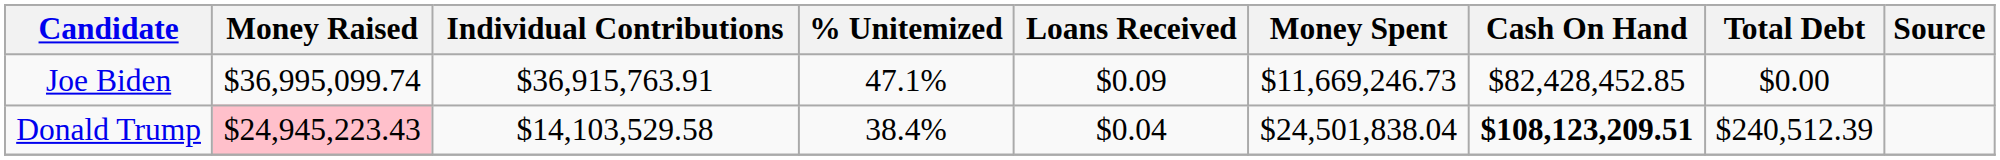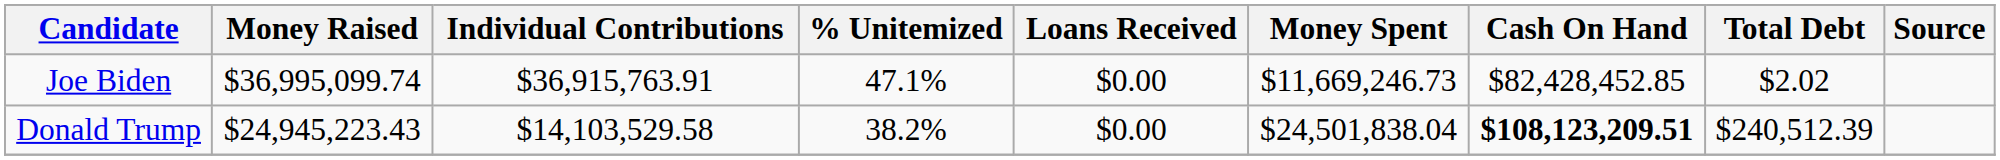(1131, 79) $0.09 -> (1131, 79) $0.00
(1794, 79) $0.00 -> (1794, 79) $2.02
(322, 129) pink background -> (322, 129) no background
(906, 129) 38.4% -> (906, 129) 38.2%
(1131, 129) $0.04 -> (1131, 129) $0.00
